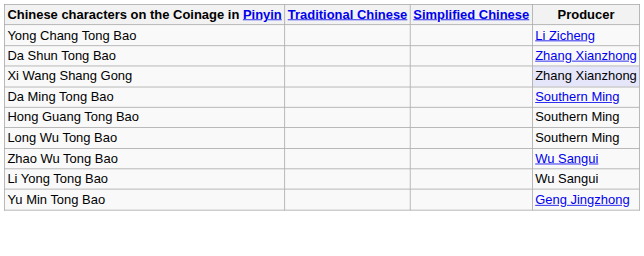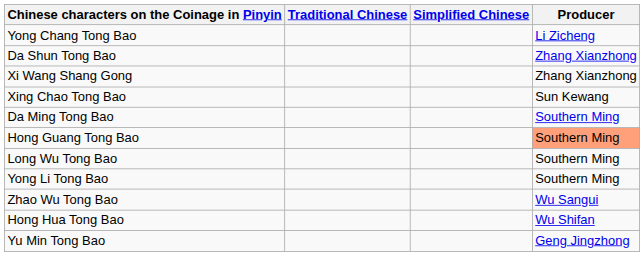(586, 76) lavender background -> (586, 76) no background
+ row: (67, 96)
(577, 117) no background -> (577, 138) lightsalmon background
+ row: (58, 179)
- row: (58, 179)
+ row: (66, 220)
